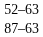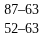rows swapped: (22, 9) <-> (22, 29)
